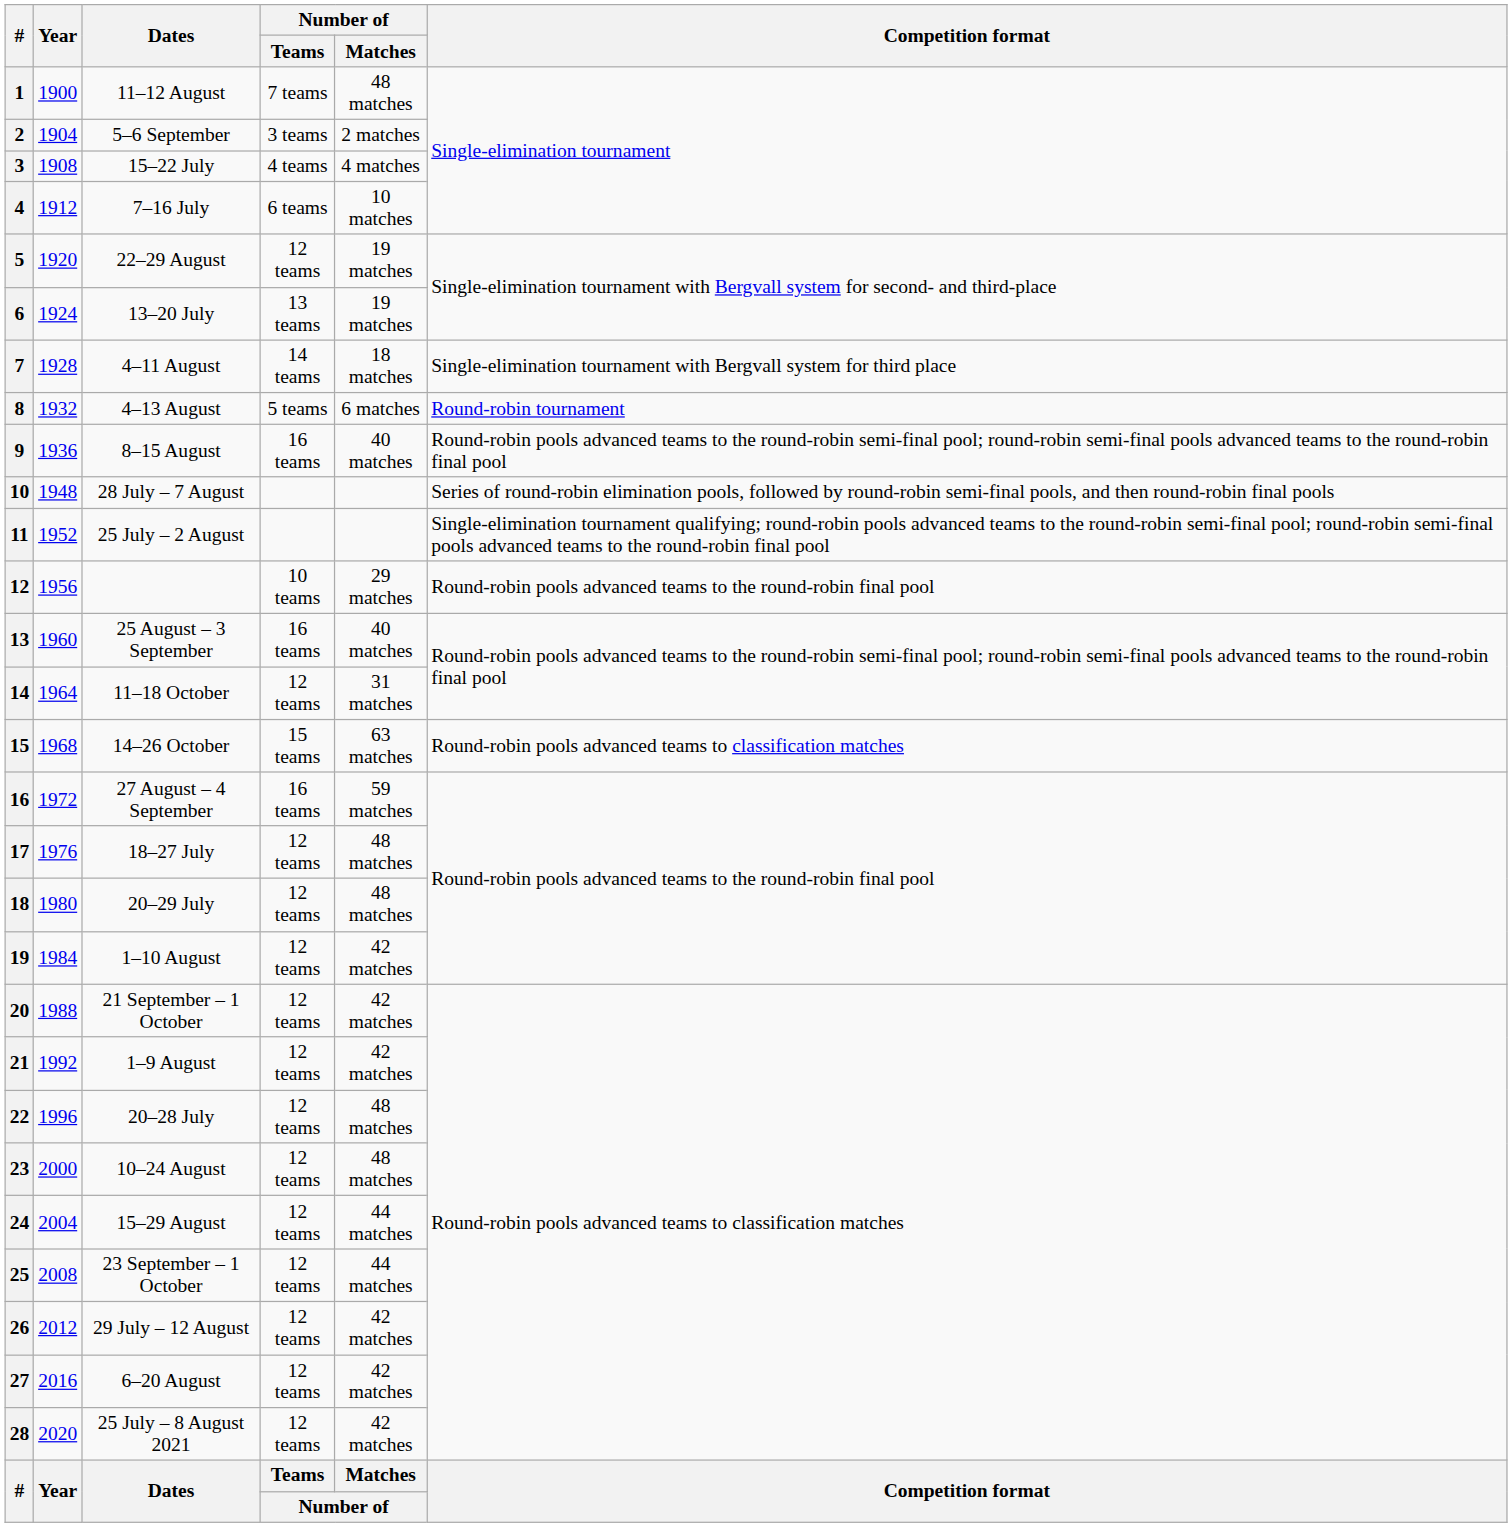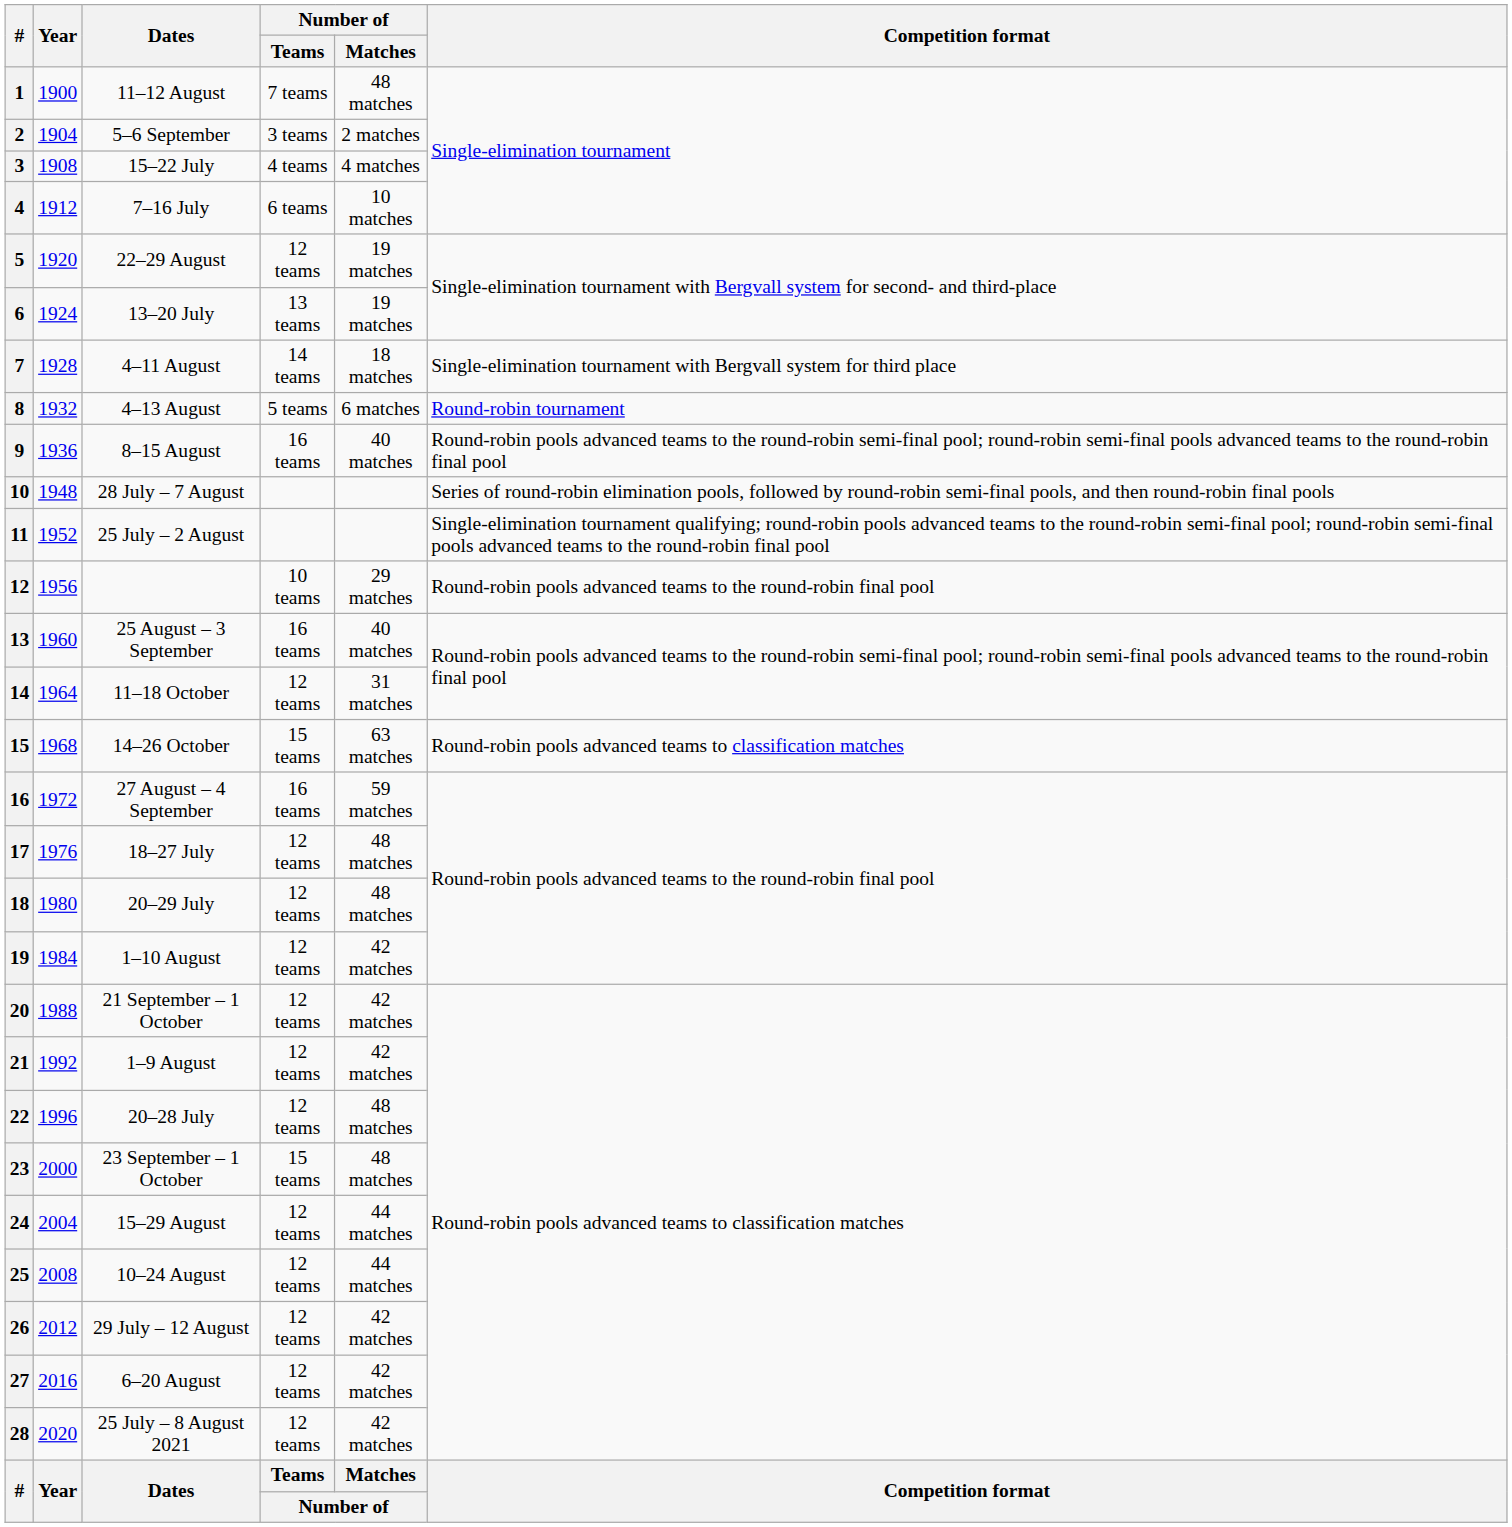(171, 1169) 10–24 August -> (171, 1169) 23 September – 1 October
(298, 1169) 12 teams -> (298, 1169) 15 teams
(171, 1275) 23 September – 1 October -> (171, 1275) 10–24 August
